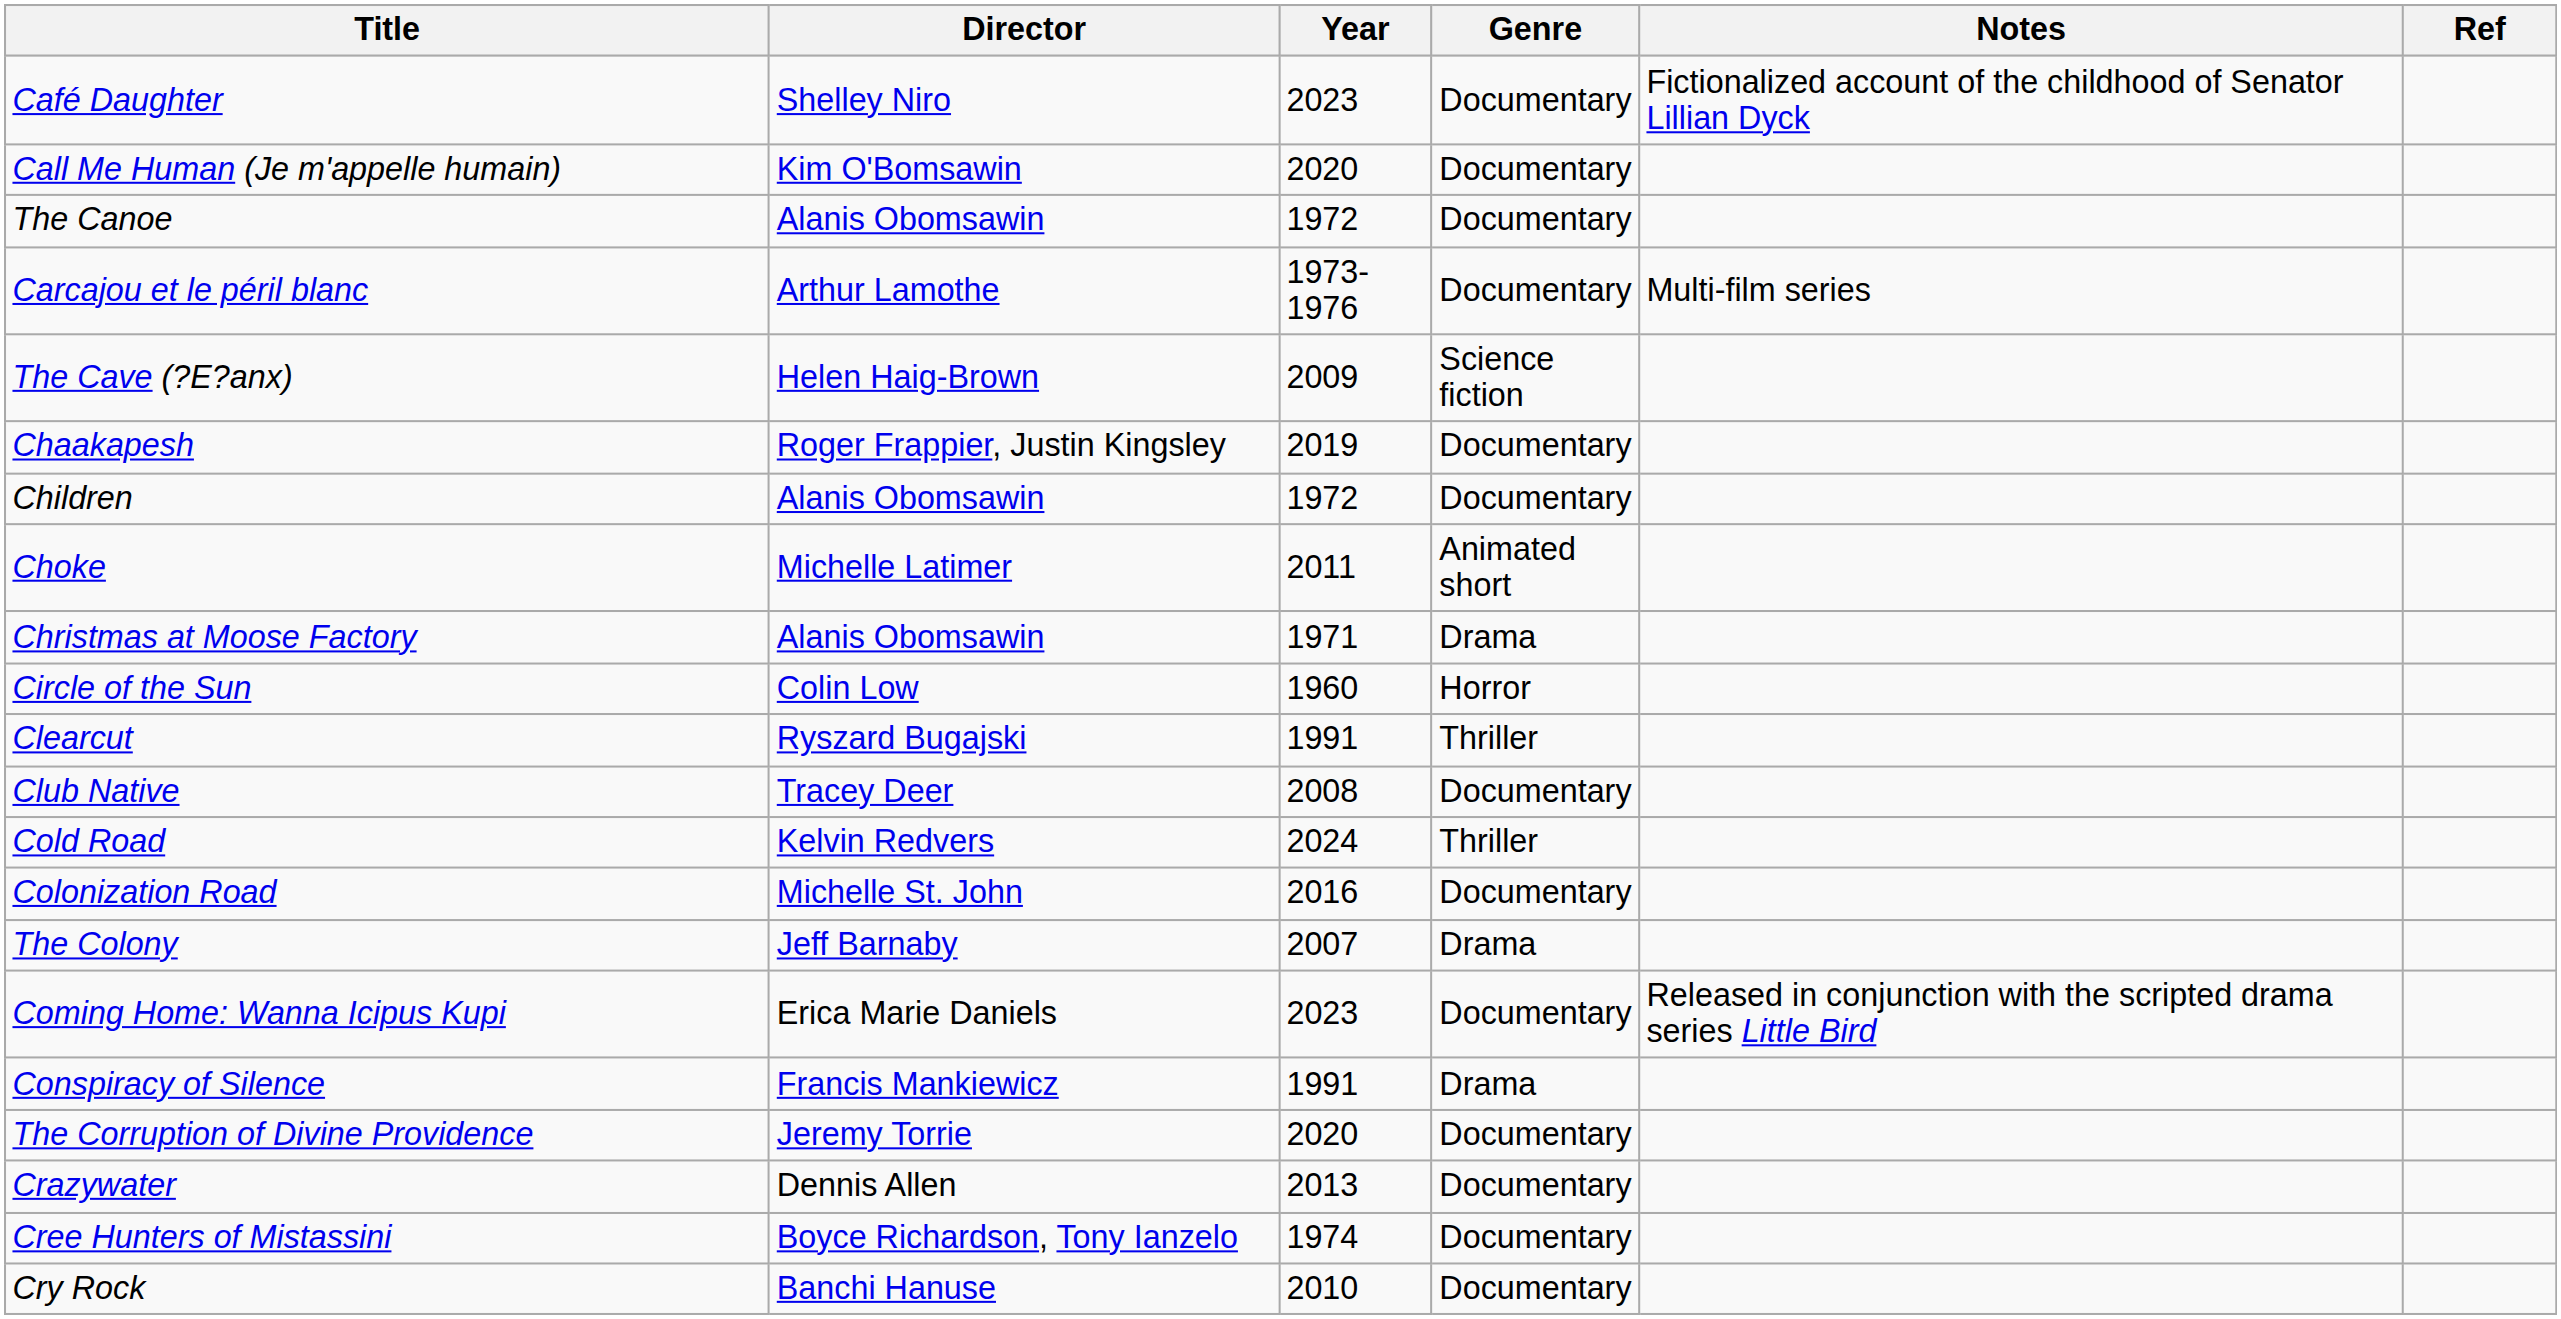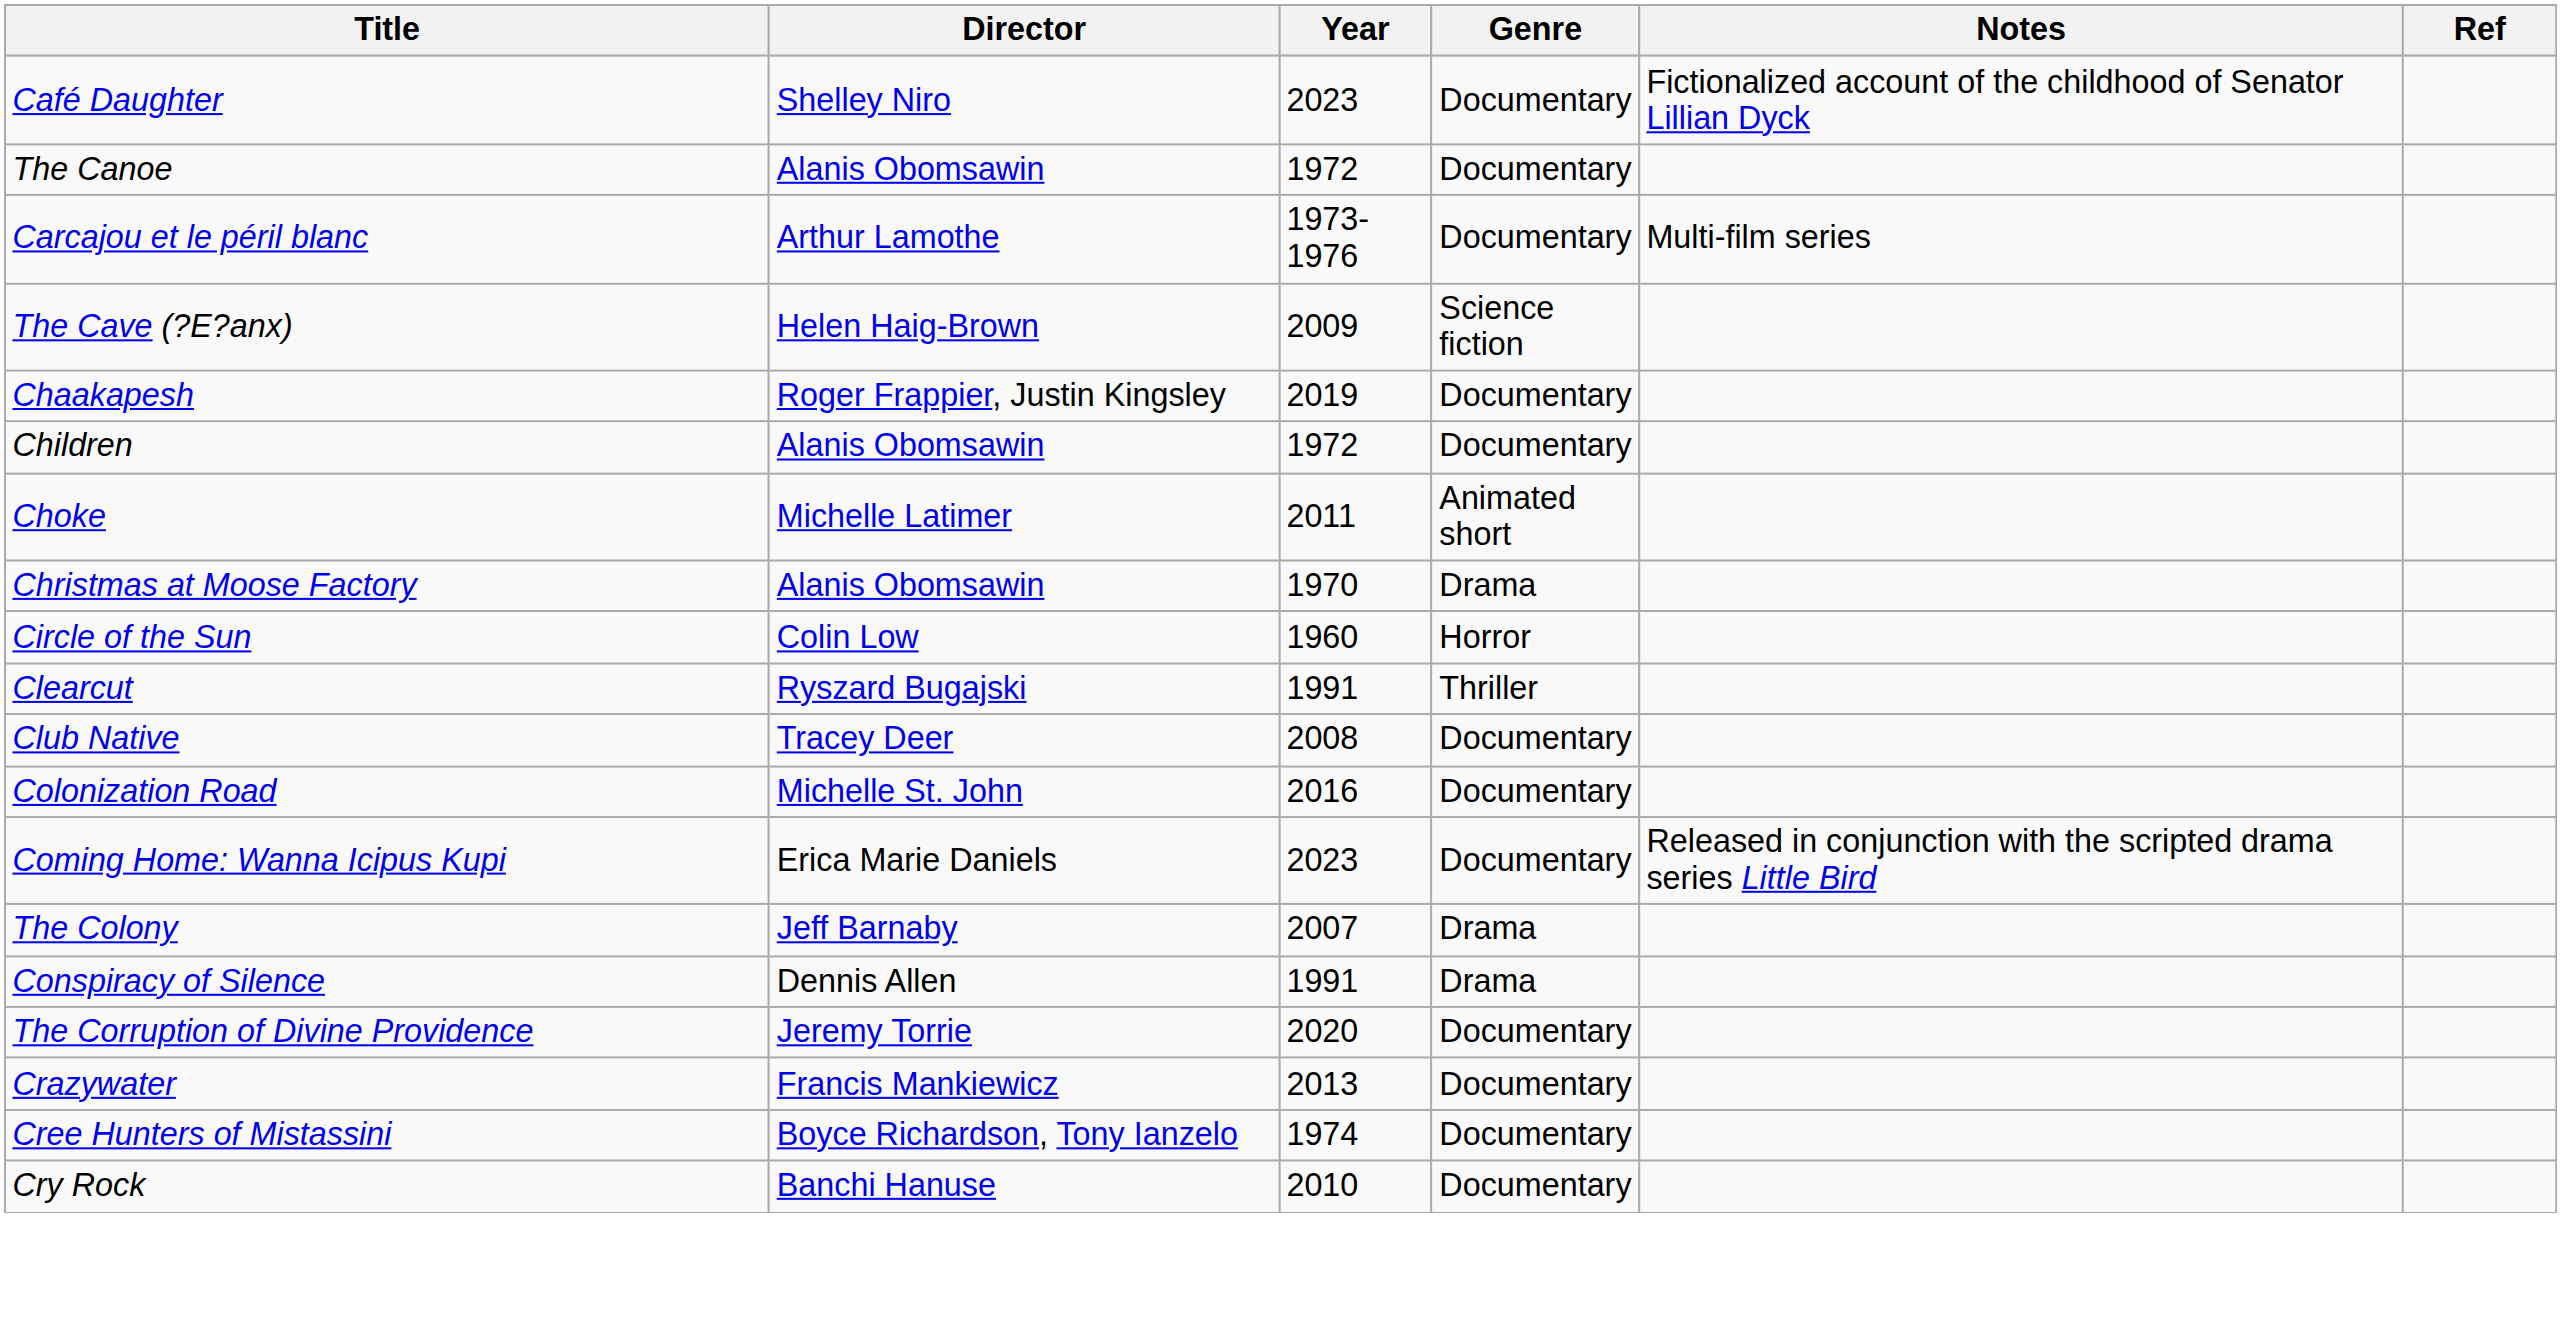- row: (287, 169)
(1322, 636) 1971 -> (1322, 585) 1970
- row: (89, 841)
rows swapped: (95, 944) <-> (259, 1013)
(918, 1083) Francis Mankiewicz -> (867, 980) Dennis Allen
(867, 1185) Dennis Allen -> (918, 1083) Francis Mankiewicz
